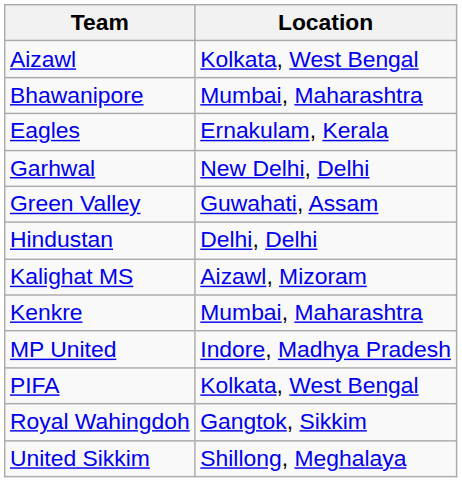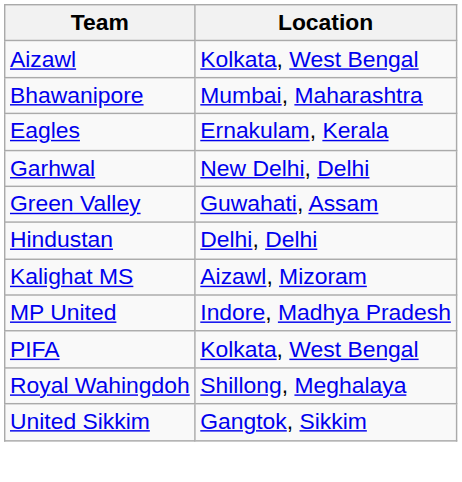- row: (46, 312)
(284, 421) Gangtok, Sikkim -> (303, 385) Shillong, Meghalaya
(303, 458) Shillong, Meghalaya -> (284, 421) Gangtok, Sikkim
